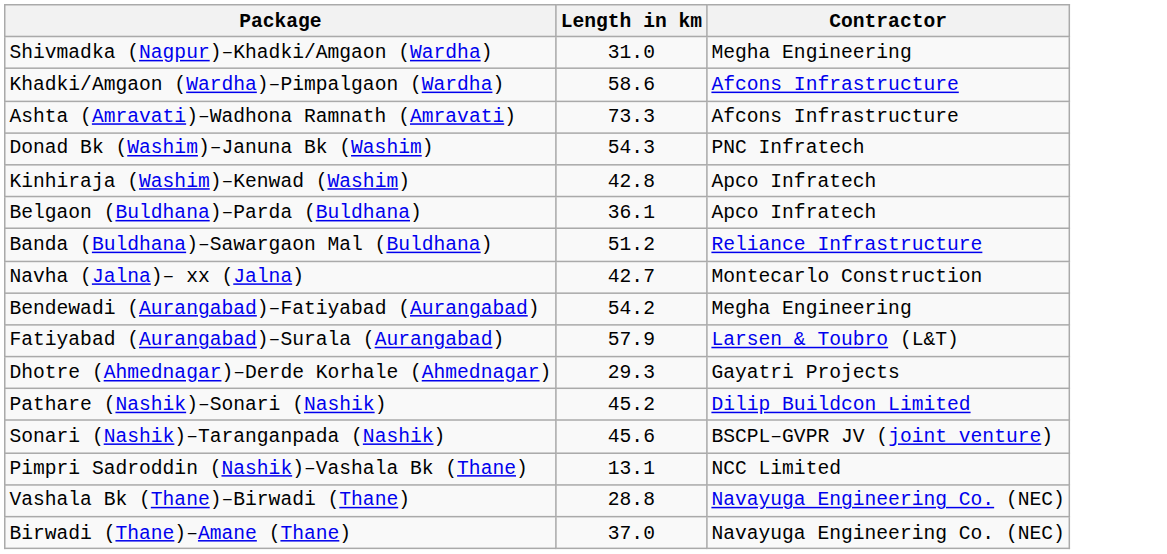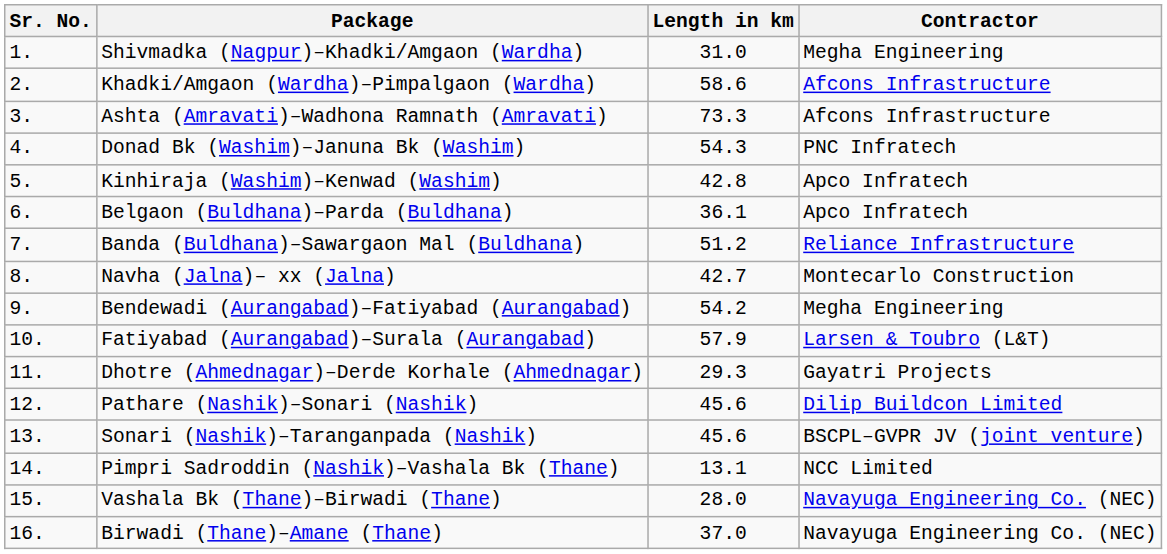+ column: (51, 21)
(631, 405) 45.2 -> (723, 405) 45.6
(631, 501) 28.8 -> (723, 501) 28.0
